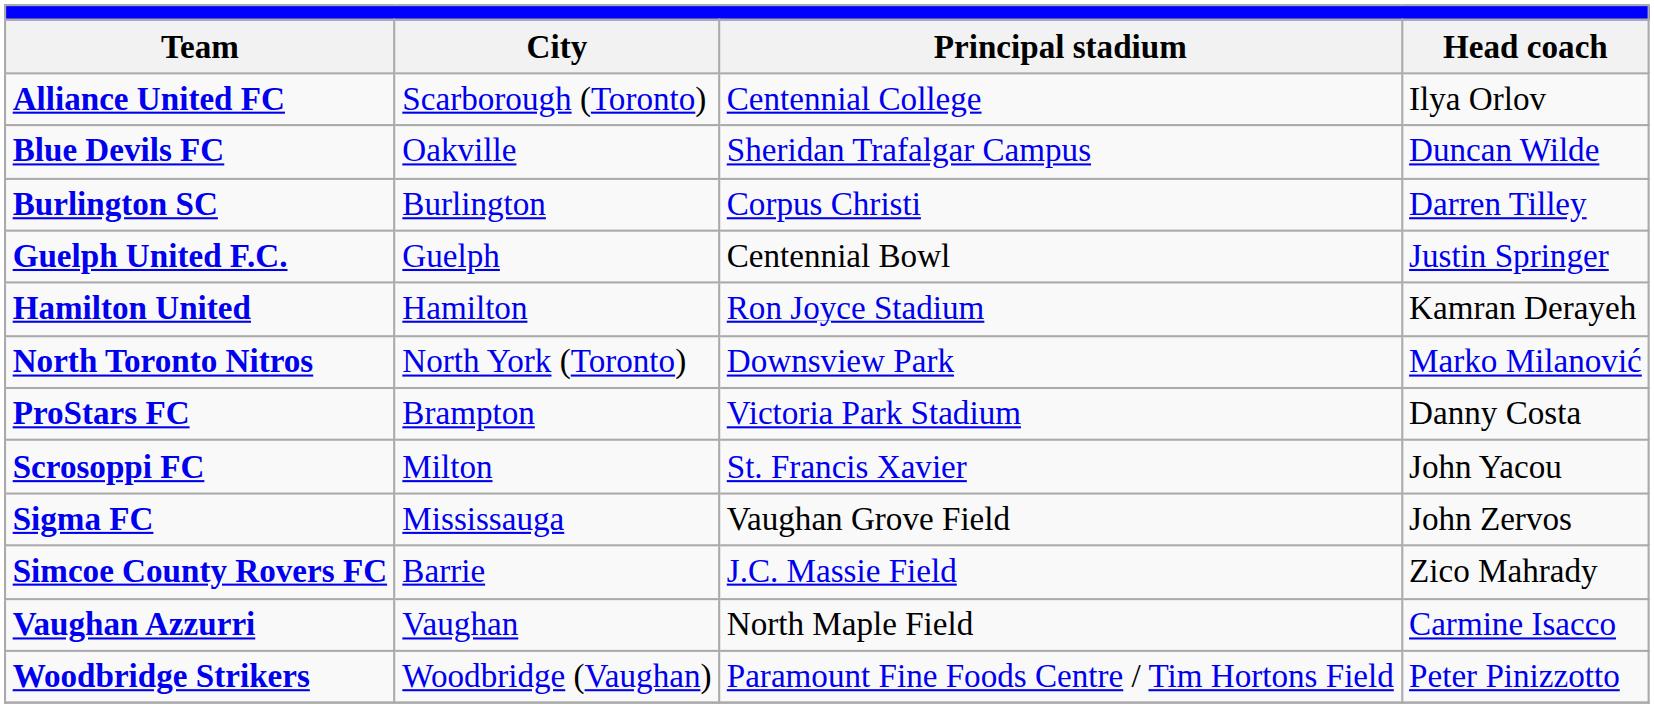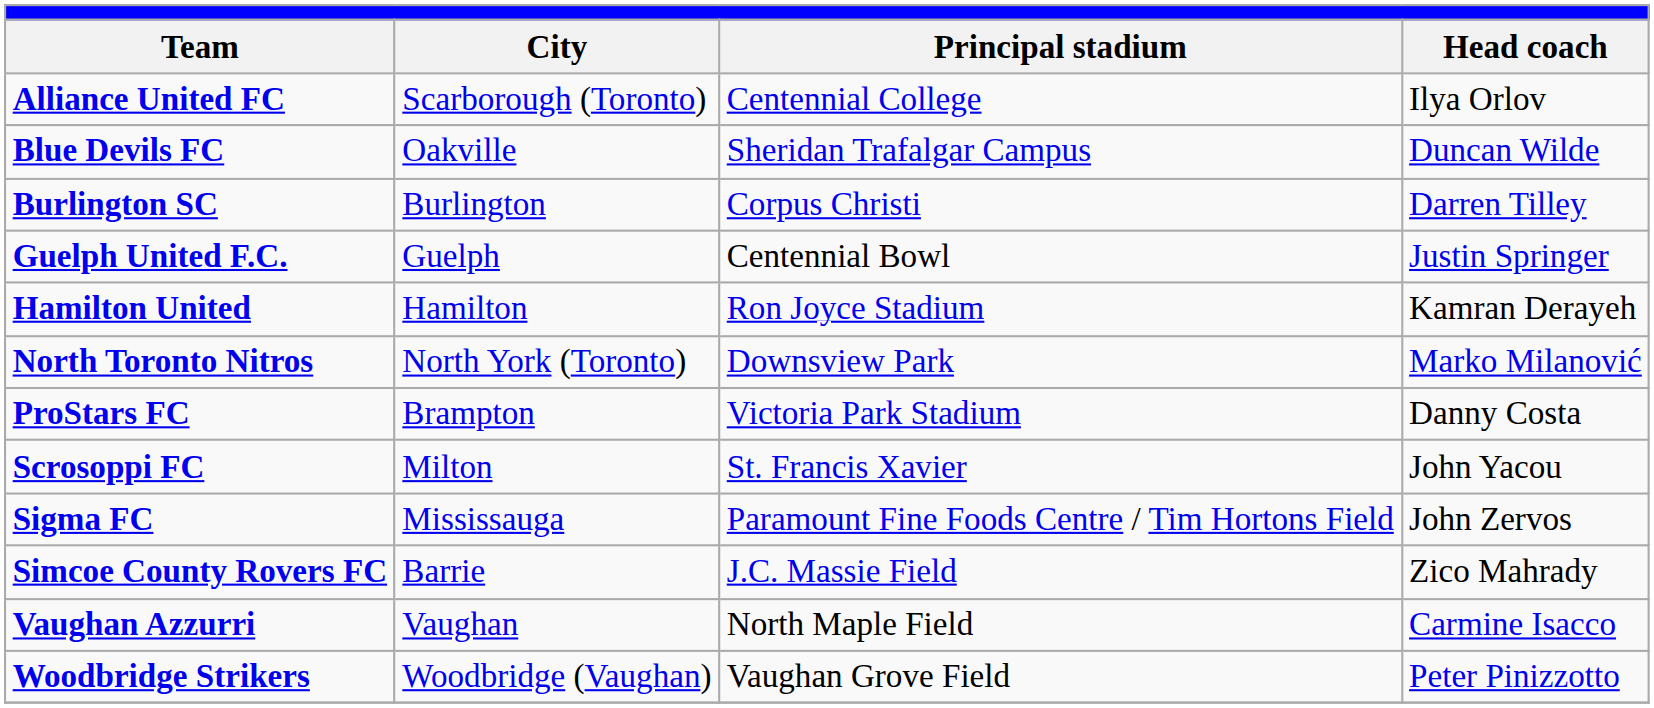(868, 518) Vaughan Grove Field -> (1060, 518) Paramount Fine Foods Centre / Tim Hortons Field
(1060, 676) Paramount Fine Foods Centre / Tim Hortons Field -> (868, 676) Vaughan Grove Field
